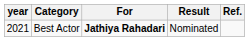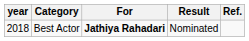(18, 28) 2021 -> (18, 28) 2018
